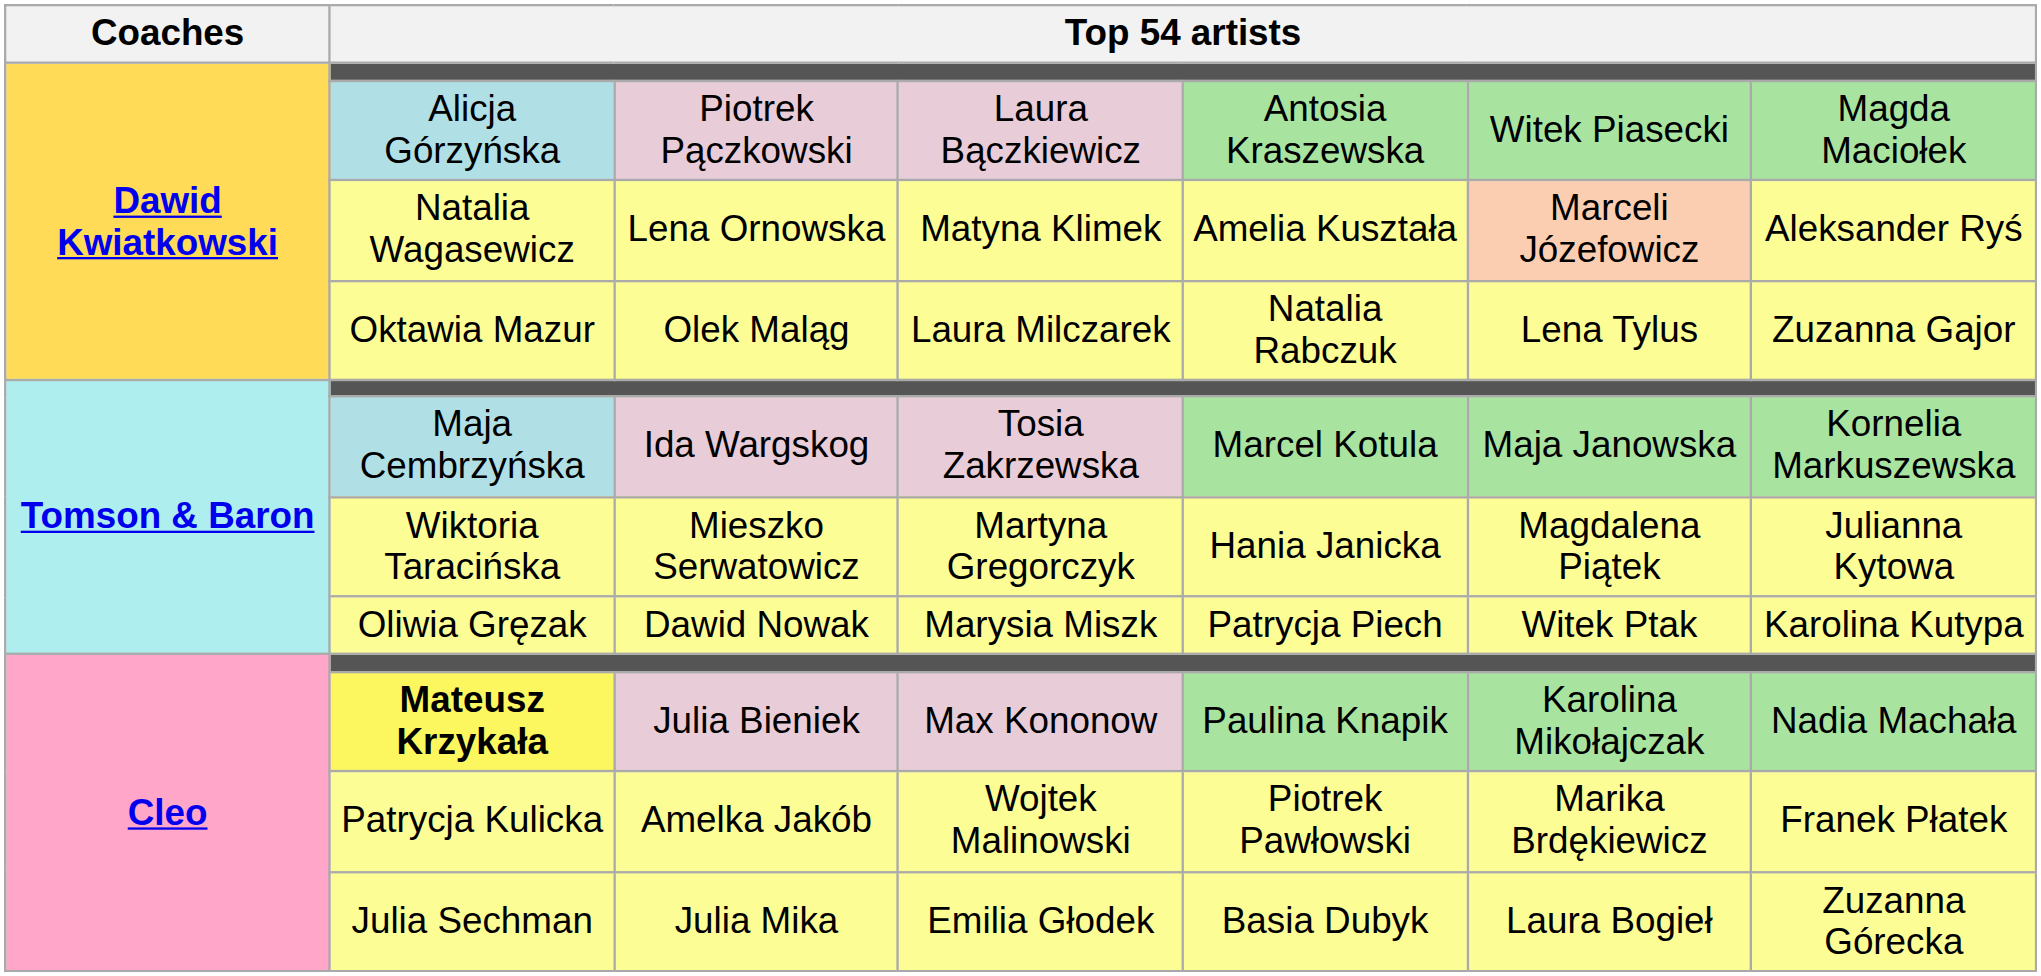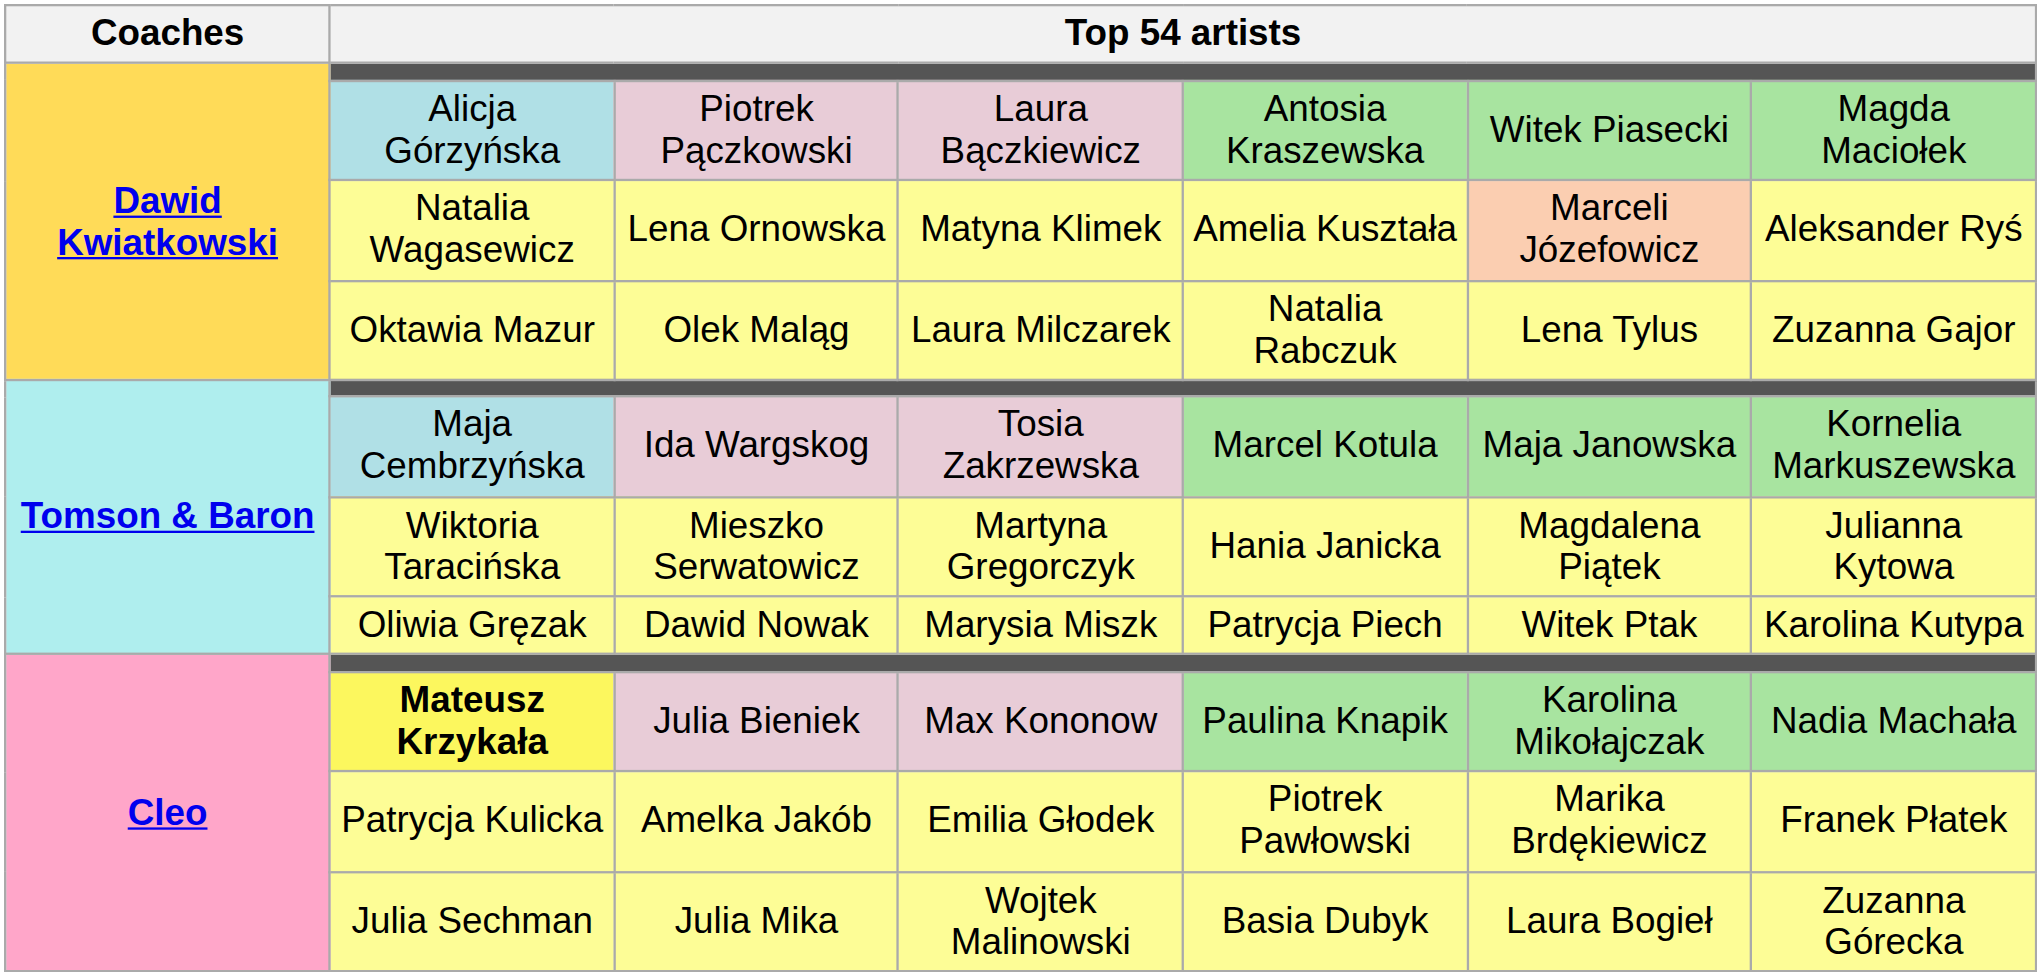(1041, 820) Wojtek Malinowski -> (1041, 820) Emilia Głodek
(1041, 920) Emilia Głodek -> (1041, 920) Wojtek Malinowski
